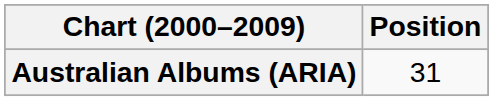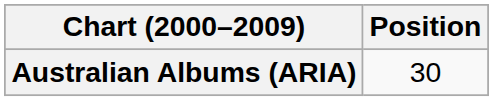(425, 71) 31 -> (425, 71) 30
